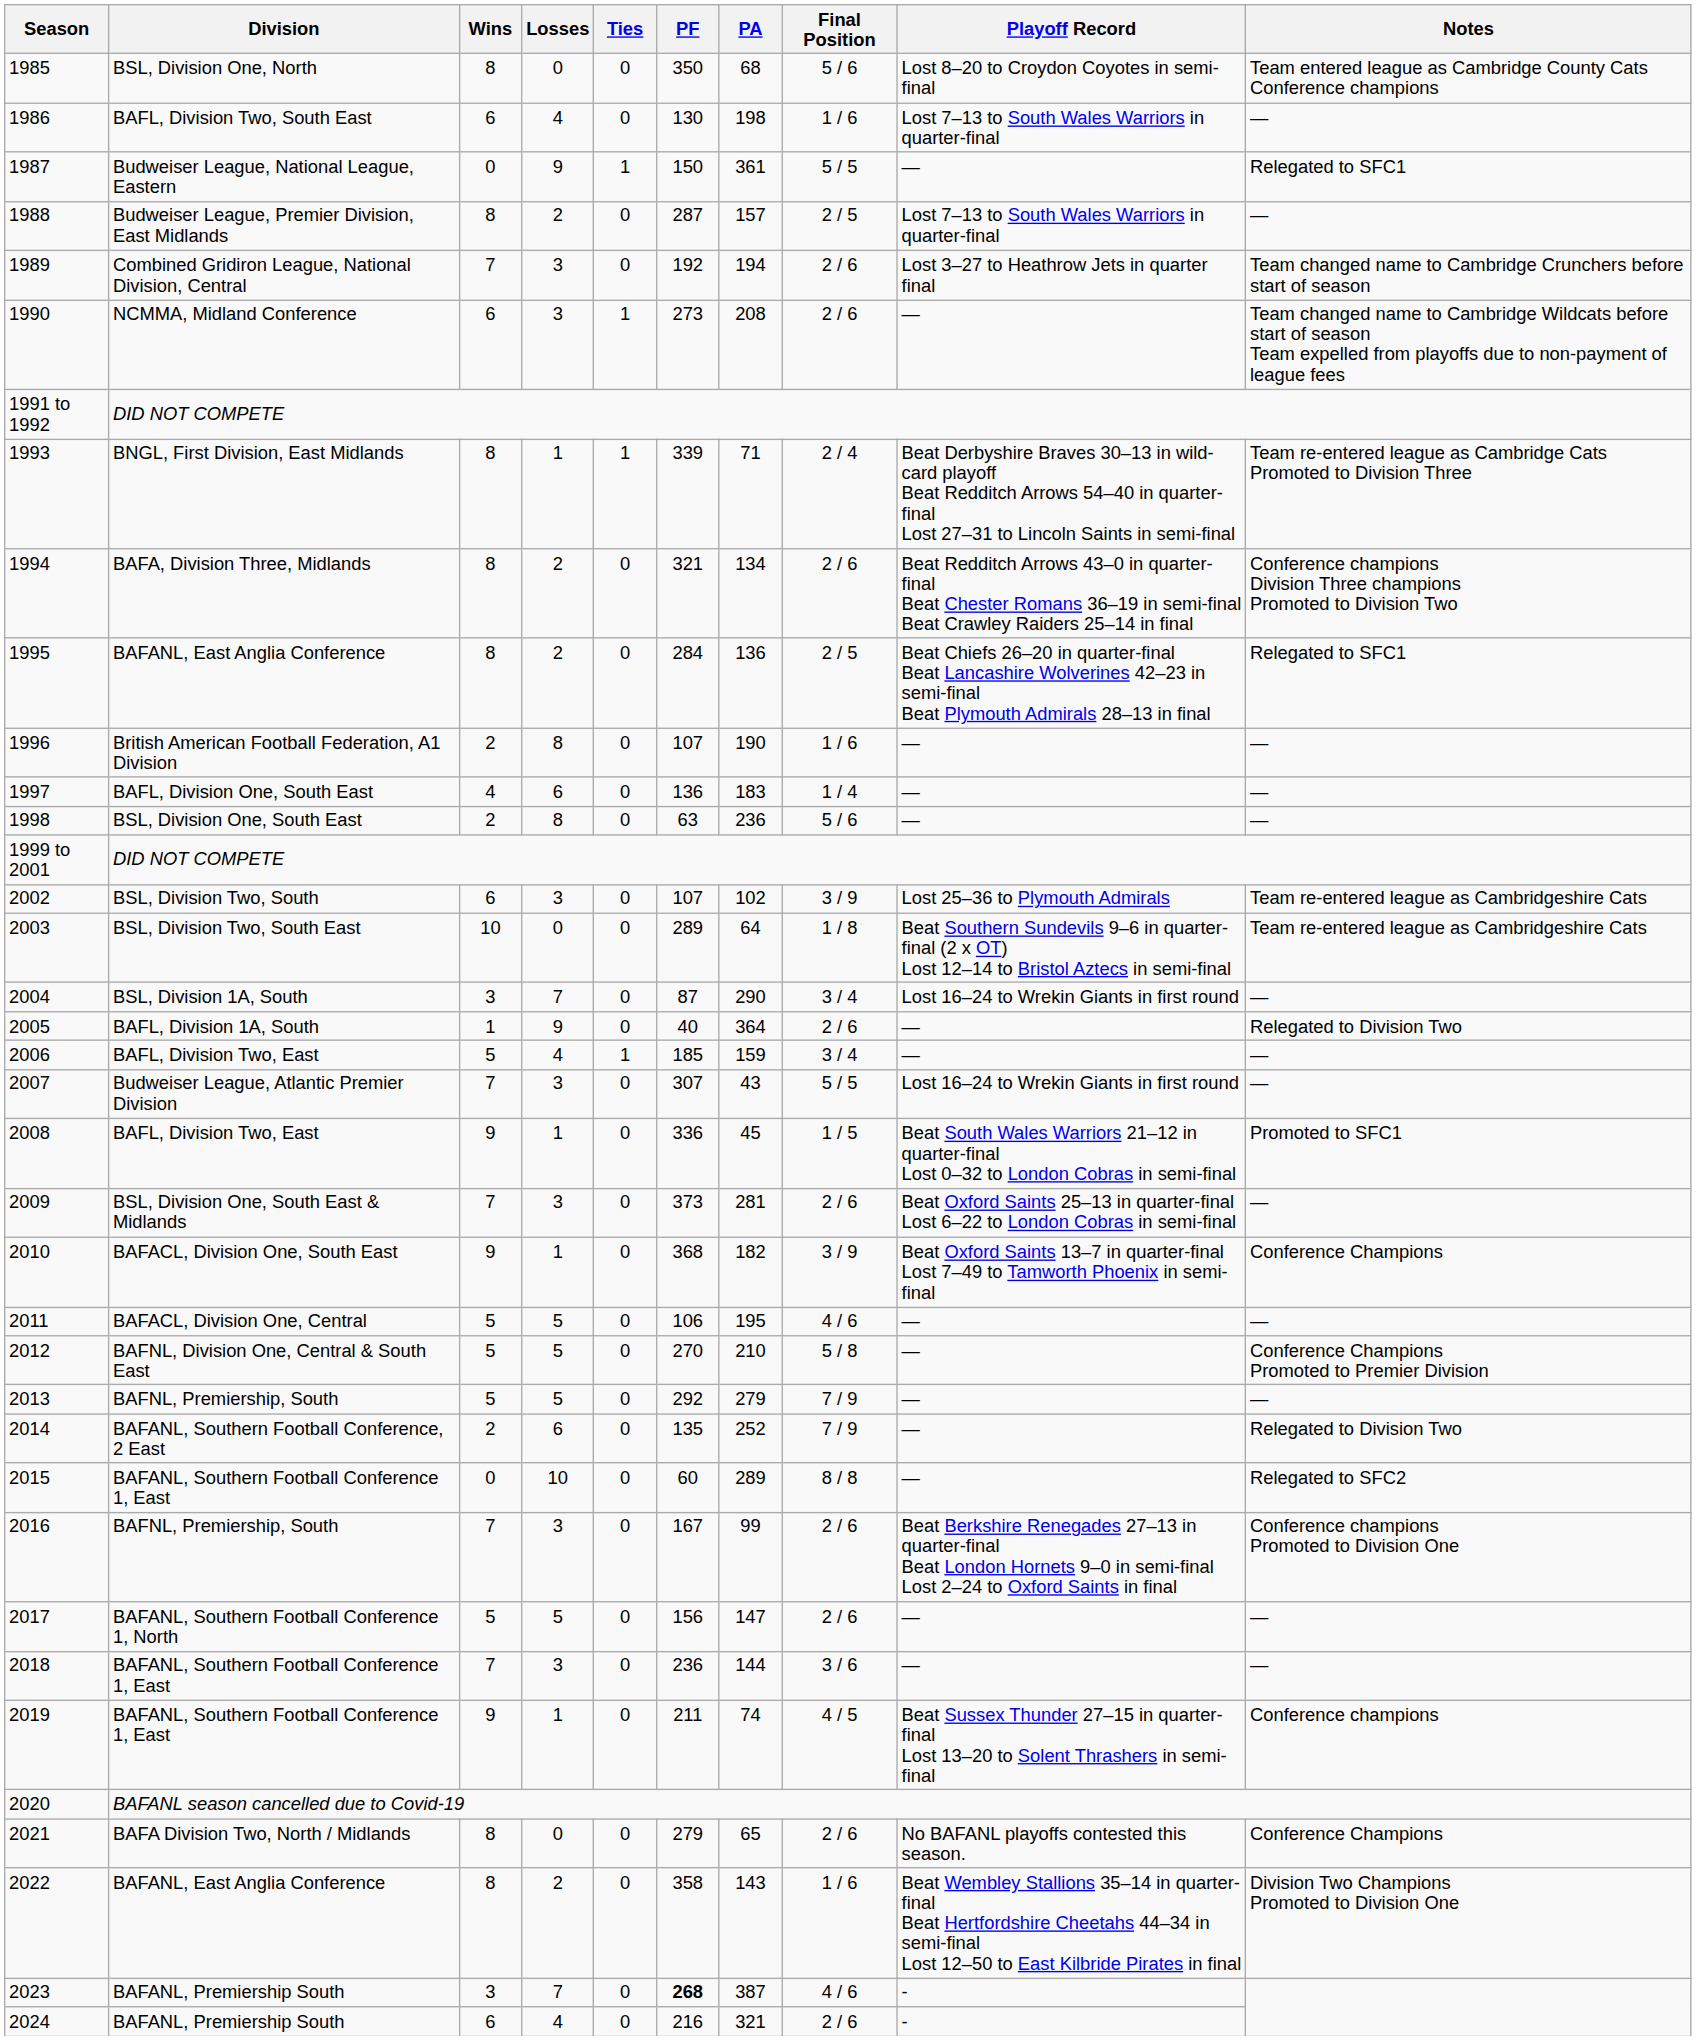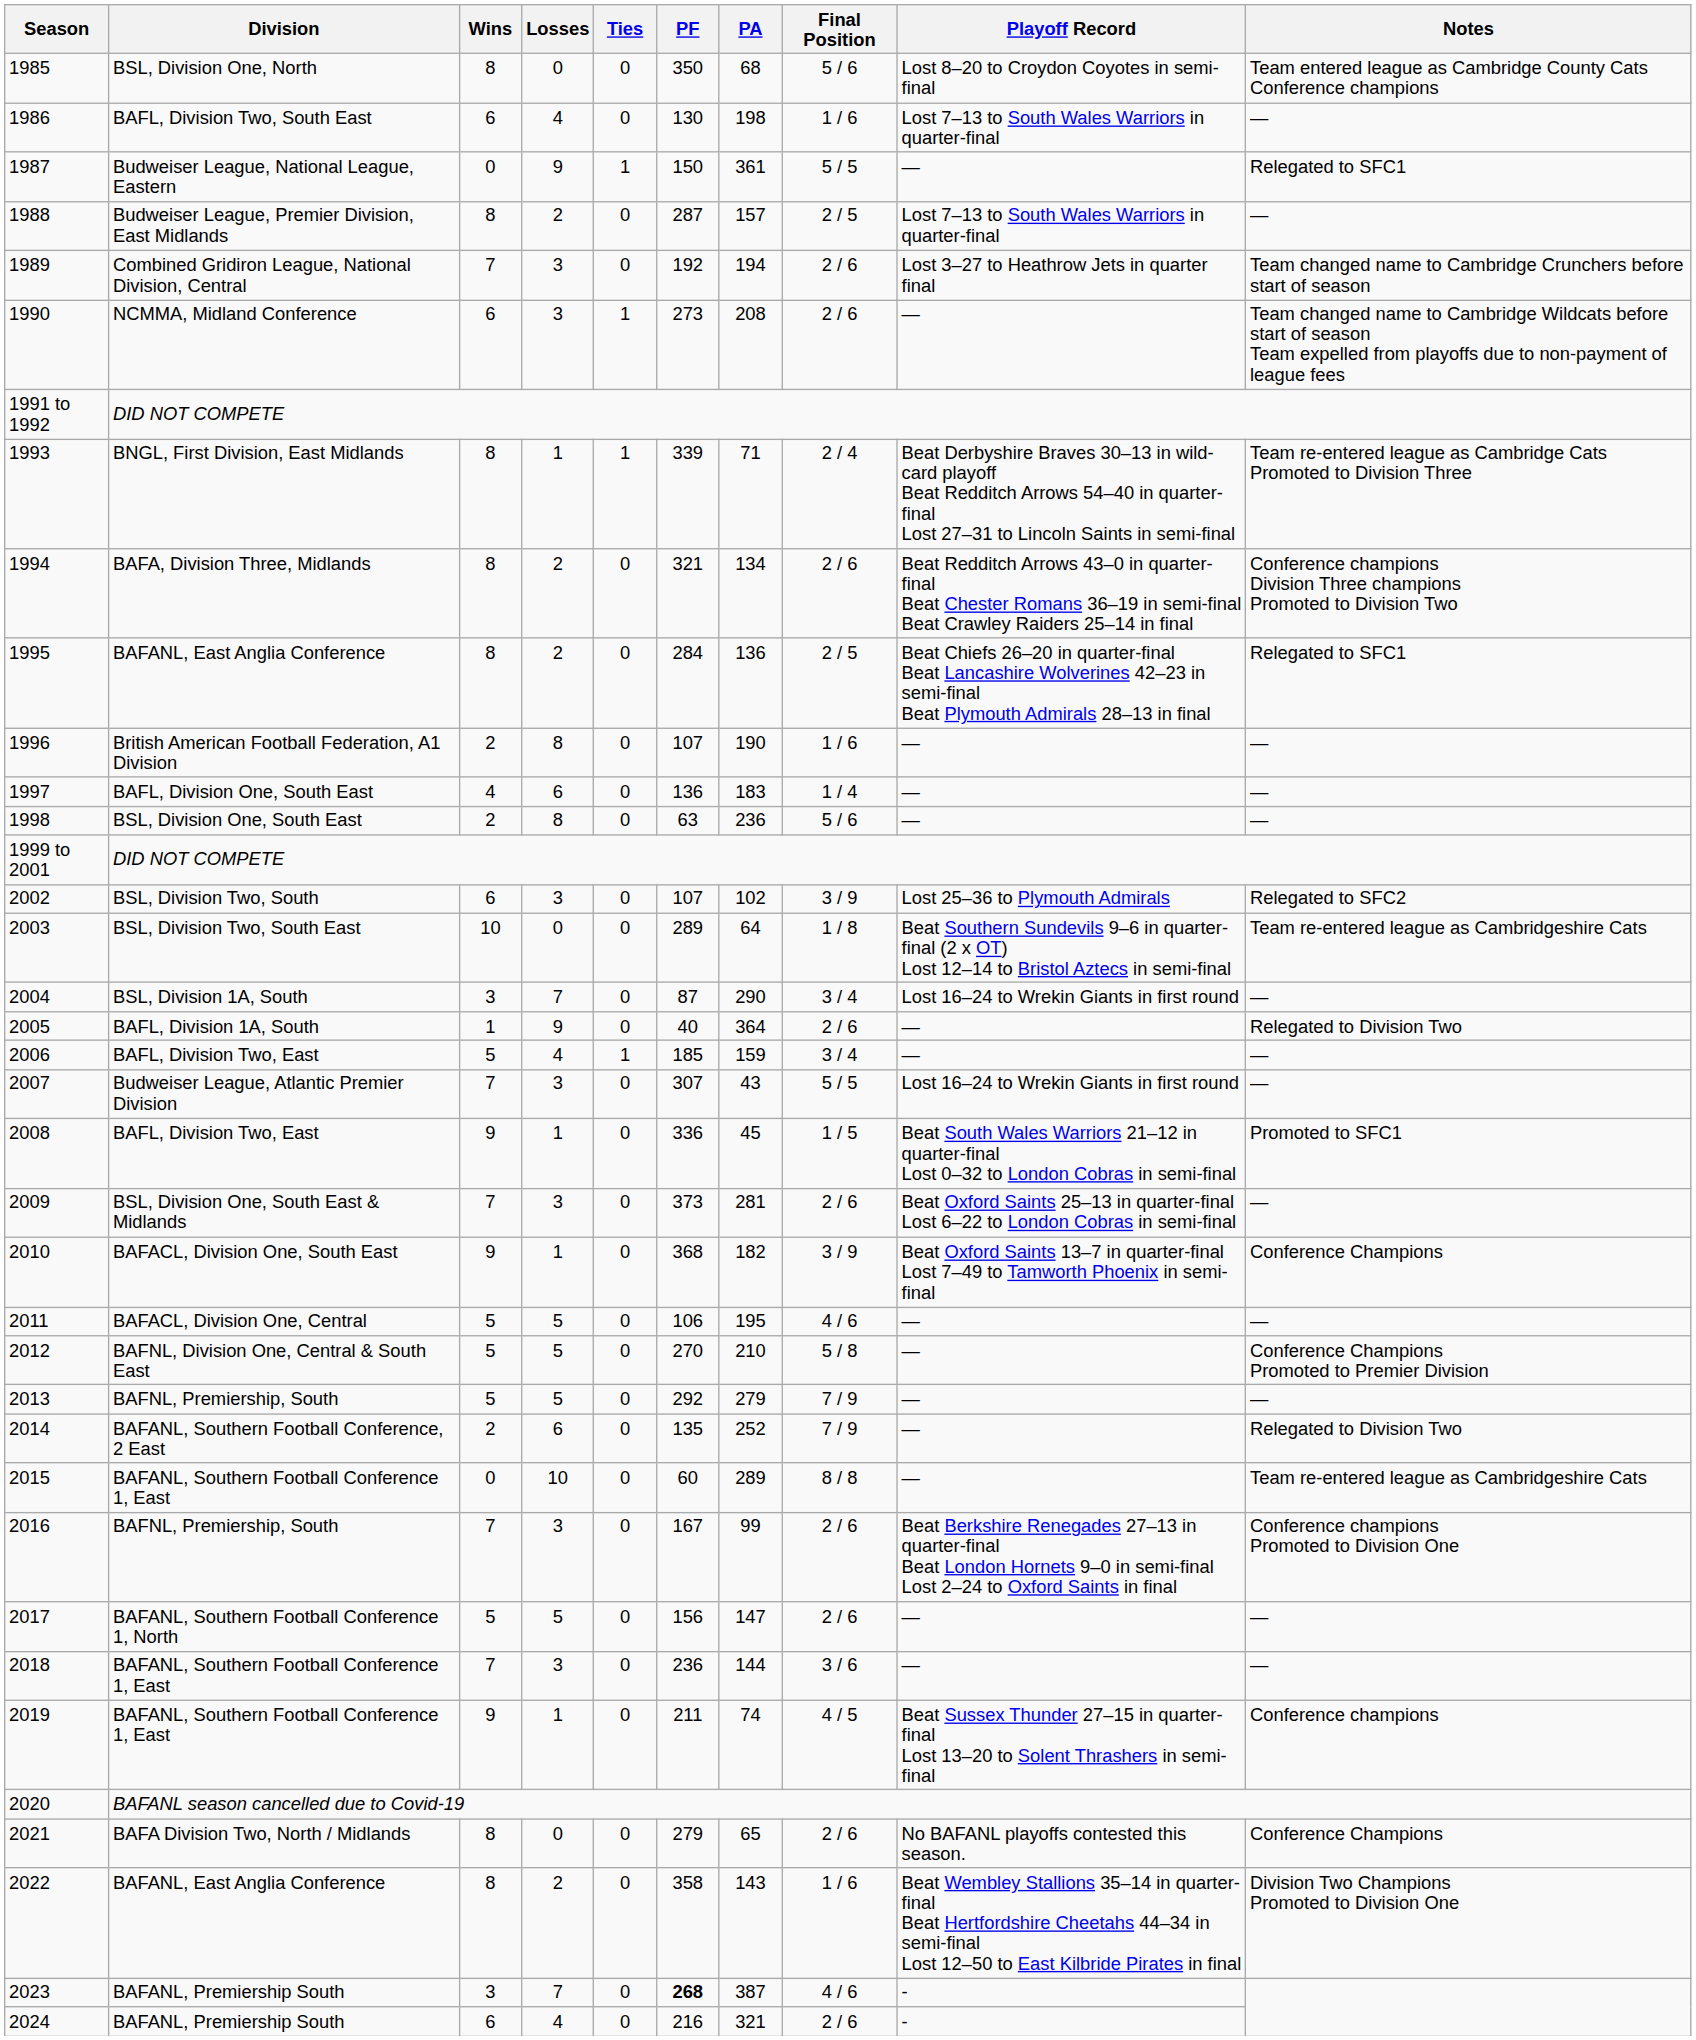(1448, 898) Team re-entered league as Cambridgeshire Cats -> (1328, 898) Relegated to SFC2
(1328, 1477) Relegated to SFC2 -> (1448, 1477) Team re-entered league as Cambridgeshire Cats
